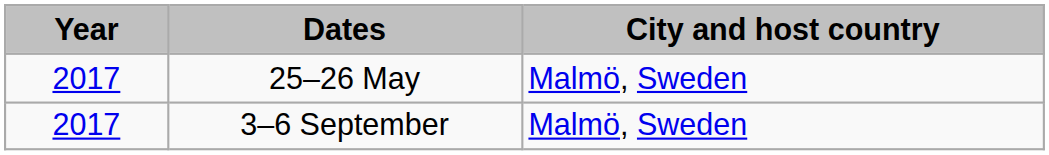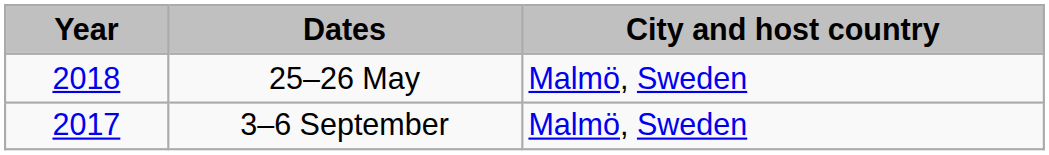(86, 78) 2017 -> (86, 78) 2018
